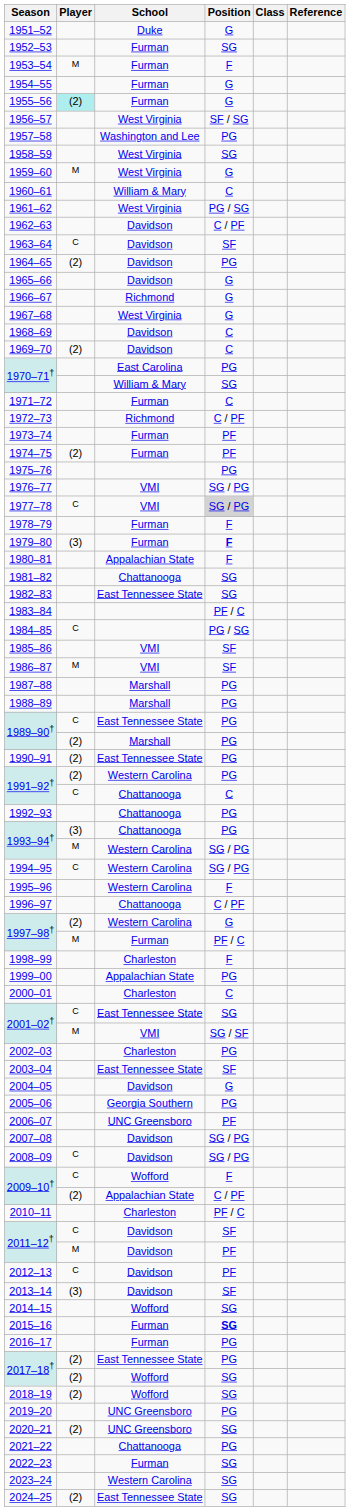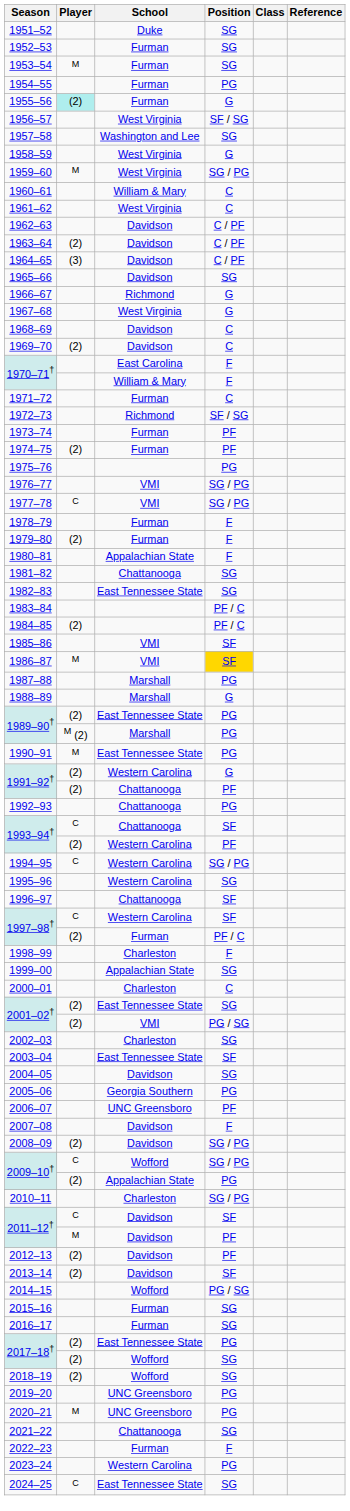(229, 30) G -> (229, 30) SG
(229, 66) F -> (229, 66) SG
(229, 85) G -> (229, 85) PG
(229, 136) PG -> (229, 136) SG
(229, 154) SG -> (229, 154) G
(229, 172) G -> (229, 172) SG / PG
(229, 208) PG / SG -> (229, 208) C
(76, 242) C -> (76, 243) (2)
(229, 244) SF -> (229, 243) C / PF
(76, 263) (2) -> (76, 260) (3)
(229, 263) PG -> (229, 260) C / PF
(229, 280) G -> (229, 277) SG
(229, 367) PG -> (229, 364) F
(229, 384) SG -> (229, 381) F
(229, 418) C / PF -> (229, 415) SF / SG
(229, 506) lightgrey background -> (229, 503) no background
(76, 542) (3) -> (76, 539) (2)
(229, 542) bold -> (229, 539) normal
(76, 628) C -> (76, 625) (2)
(229, 630) PG / SG -> (229, 625) PF / C
(229, 667) no background -> (229, 661) gold background
(229, 703) PG -> (229, 697) G
(76, 720) C -> (76, 715) (2)
(76, 741) (2) -> (76, 733) M (2)
(76, 758) (2) -> (76, 751) M
(229, 775) PG -> (229, 772) G
(76, 792) C -> (76, 790) (2)
(229, 794) C -> (229, 790) PF
(76, 830) (3) -> (76, 823) C
(229, 830) PG -> (229, 825) SF
(76, 846) M -> (76, 844) (2)
(229, 849) SG / PG -> (229, 844) PF
(229, 888) F -> (229, 882) SG
(229, 905) C / PF -> (229, 899) SF
(76, 922) (2) -> (76, 915) C
(229, 922) G -> (229, 918) SF
(76, 939) M -> (76, 936) (2)
(229, 977) PG -> (229, 971) SG
(76, 1011) C -> (76, 1005) (2)
(76, 1031) M -> (76, 1023) (2)
(229, 1033) SG / SF -> (229, 1023) PG / SG
(229, 1052) PG -> (229, 1040) SG
(229, 1086) G -> (229, 1074) SG
(229, 1138) SG / PG -> (229, 1126) F
(76, 1155) C -> (76, 1143) (2)
(229, 1177) F -> (229, 1162) SG / PG
(229, 1196) C / PF -> (229, 1181) PG
(229, 1213) PF / C -> (229, 1198) SG / PG
(76, 1270) C -> (76, 1256) (2)
(76, 1291) (3) -> (76, 1273) (2)
(229, 1308) SG -> (229, 1290) PG / SG
(229, 1325) bold -> (229, 1308) normal
(229, 1342) PG -> (229, 1325) SG
(76, 1429) (2) -> (76, 1410) M
(229, 1429) SG -> (229, 1413) PG
(229, 1446) PG -> (229, 1431) SG
(229, 1463) SG -> (229, 1449) F
(229, 1481) SG -> (229, 1466) PG
(76, 1498) (2) -> (76, 1482) C
